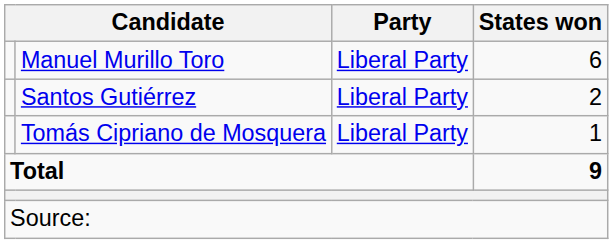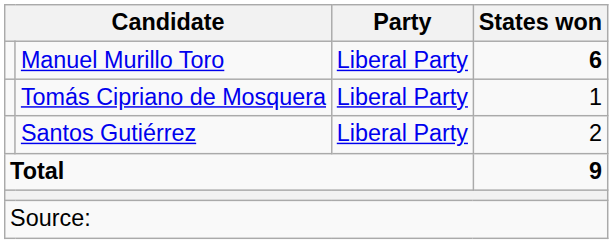(596, 60) normal -> (596, 60) bold
rows swapped: (109, 97) <-> (173, 134)
